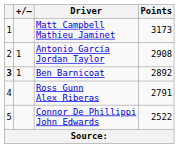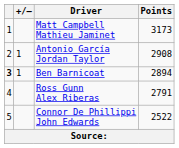(162, 74) 2892 -> (162, 74) 2894
